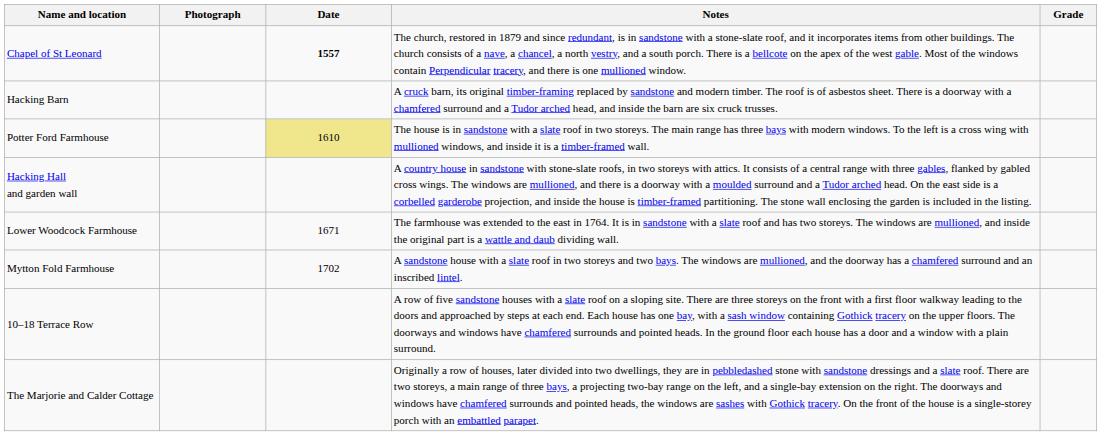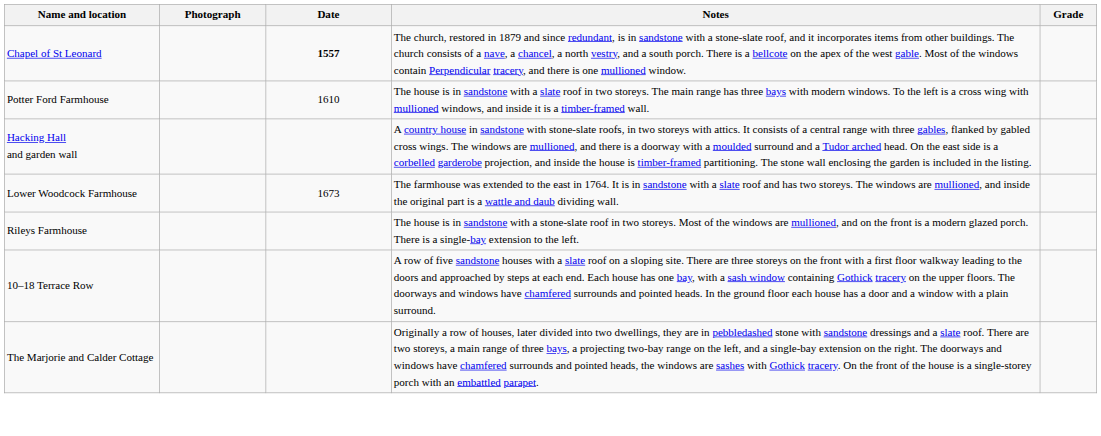- row: (38, 100)
(328, 138) khaki background -> (328, 100) no background
(328, 231) 1671 -> (328, 192) 1673
- row: (61, 269)
+ row: (47, 231)
